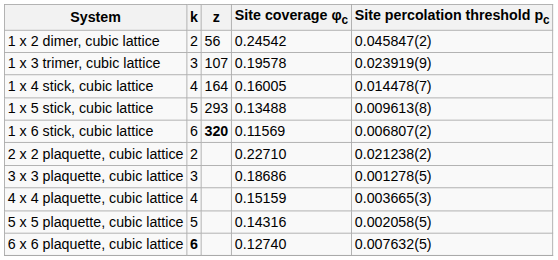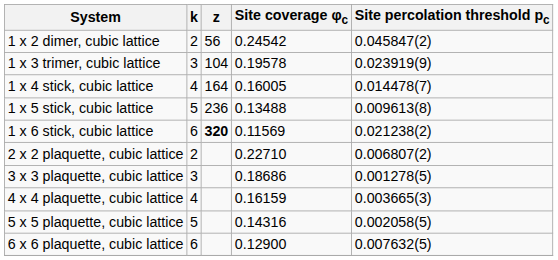(216, 63) 107 -> (216, 63) 104
(216, 108) 293 -> (216, 108) 236
(393, 131) 0.006807(2) -> (393, 131) 0.021238(2)
(393, 154) 0.021238(2) -> (393, 154) 0.006807(2)
(261, 199) 0.15159 -> (261, 199) 0.16159
(194, 244) bold -> (194, 244) normal
(261, 244) 0.12740 -> (261, 244) 0.12900
